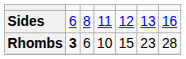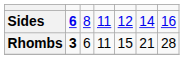(73, 21) normal -> (73, 21) bold
(148, 21) 13 -> (147, 21) 14
(105, 43) 10 -> (104, 43) 11
(148, 43) 23 -> (147, 43) 21
